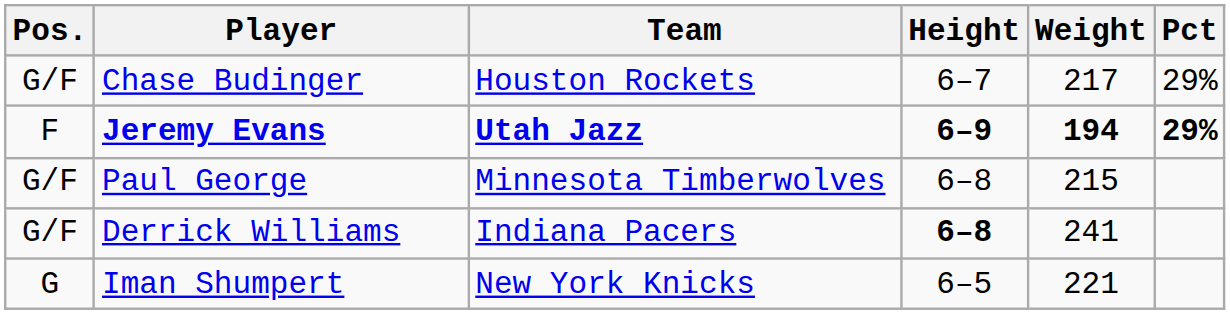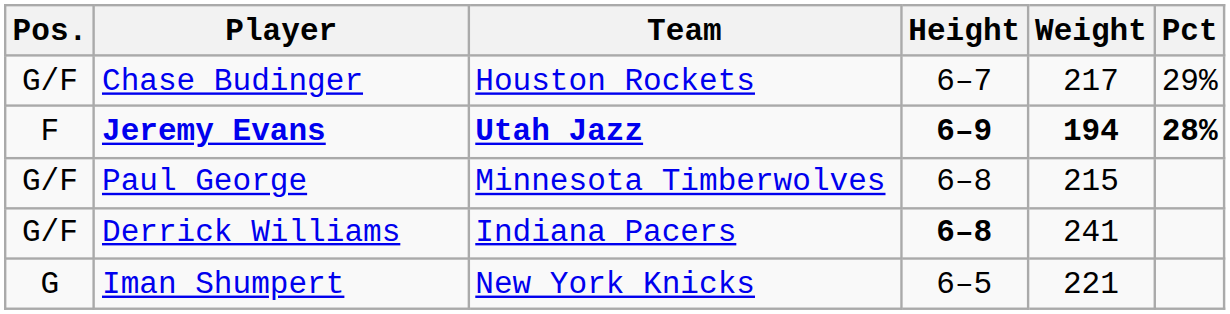(1190, 132) 29% -> (1190, 132) 28%
